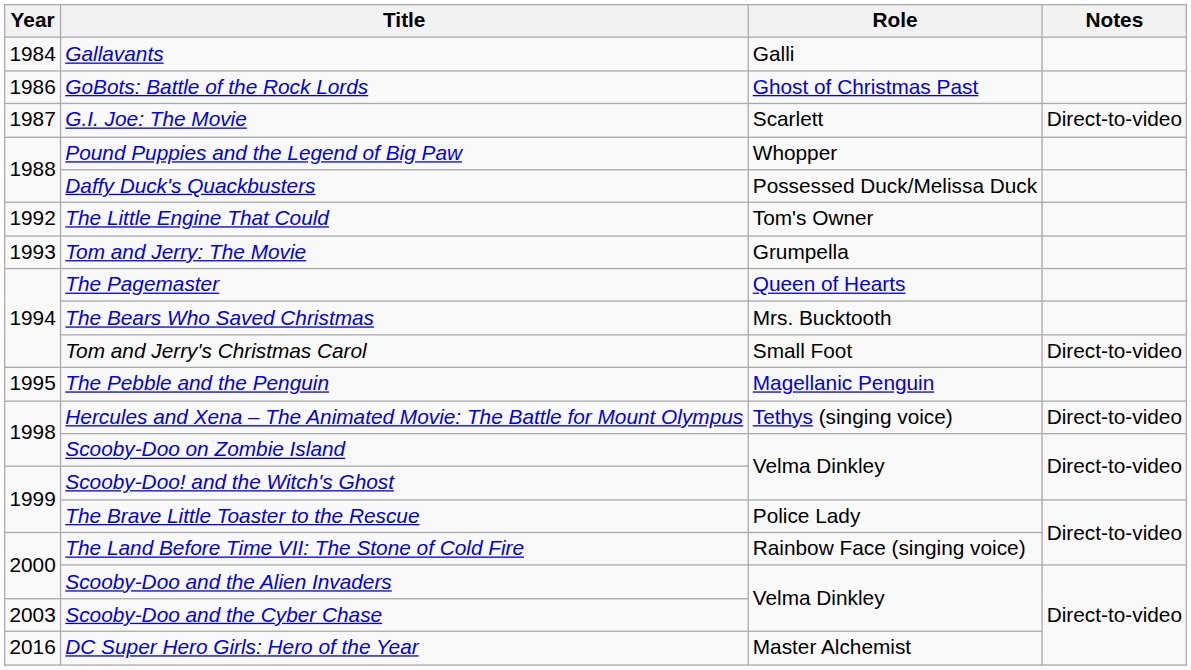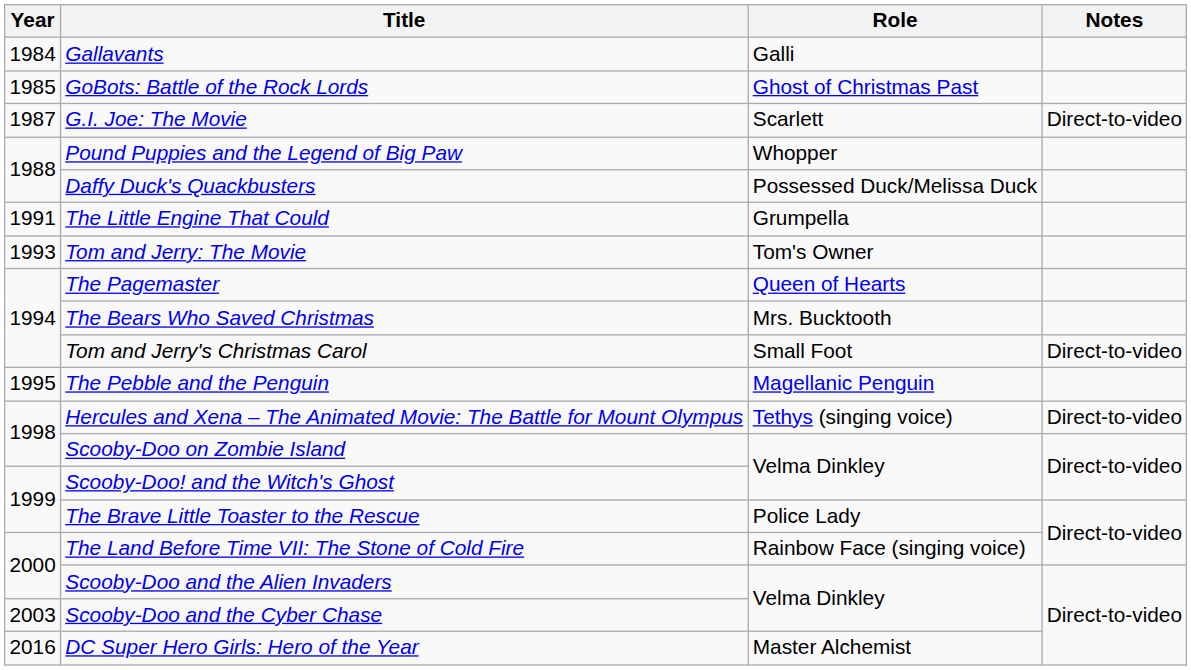(33, 86) 1986 -> (33, 86) 1985
(33, 218) 1992 -> (33, 218) 1991
(813, 218) Tom's Owner -> (801, 218) Grumpella
(801, 251) Grumpella -> (813, 251) Tom's Owner
